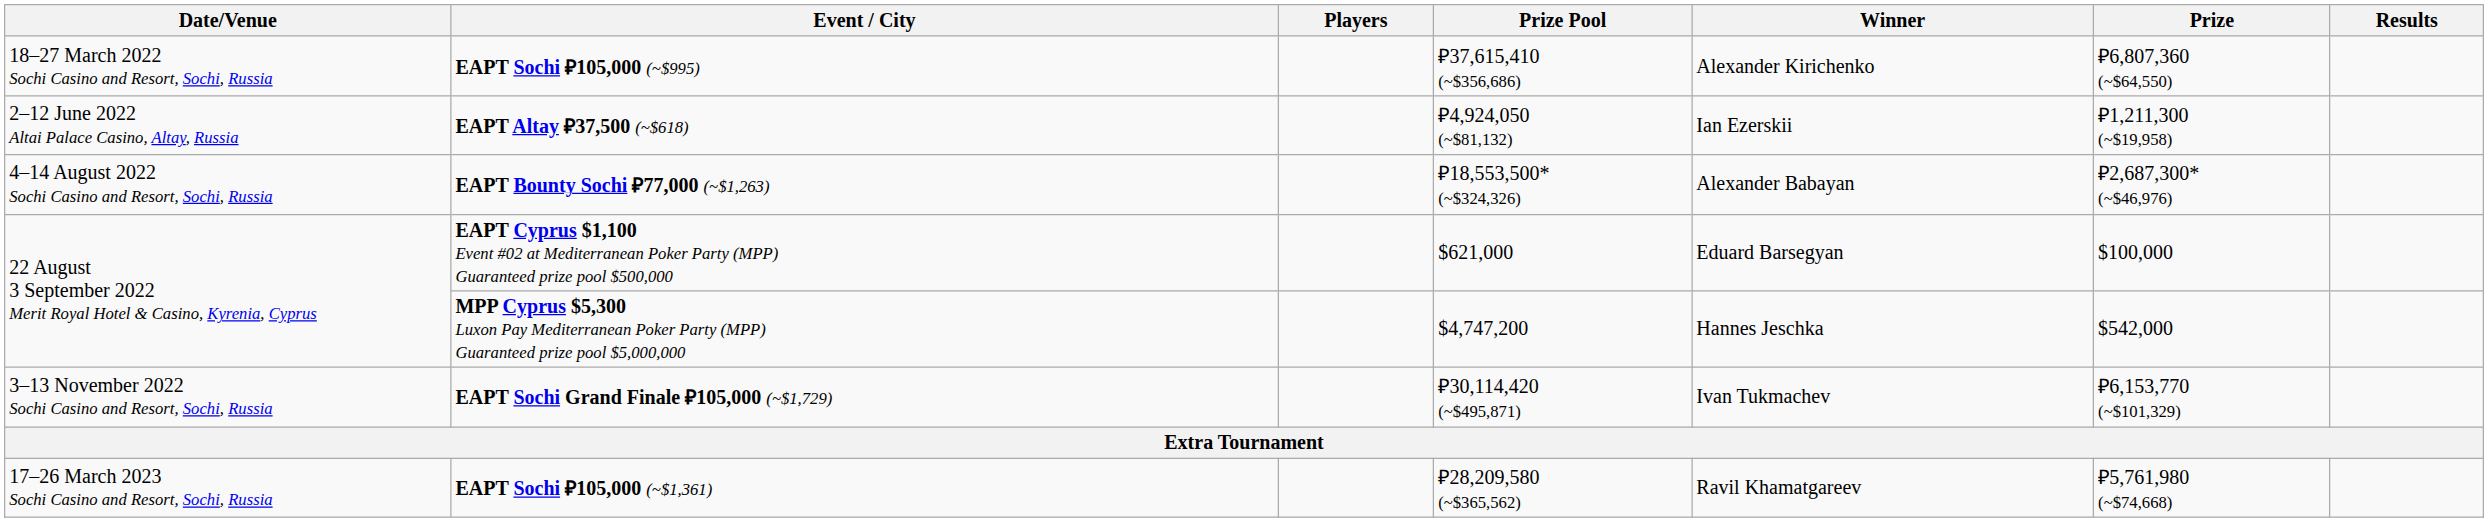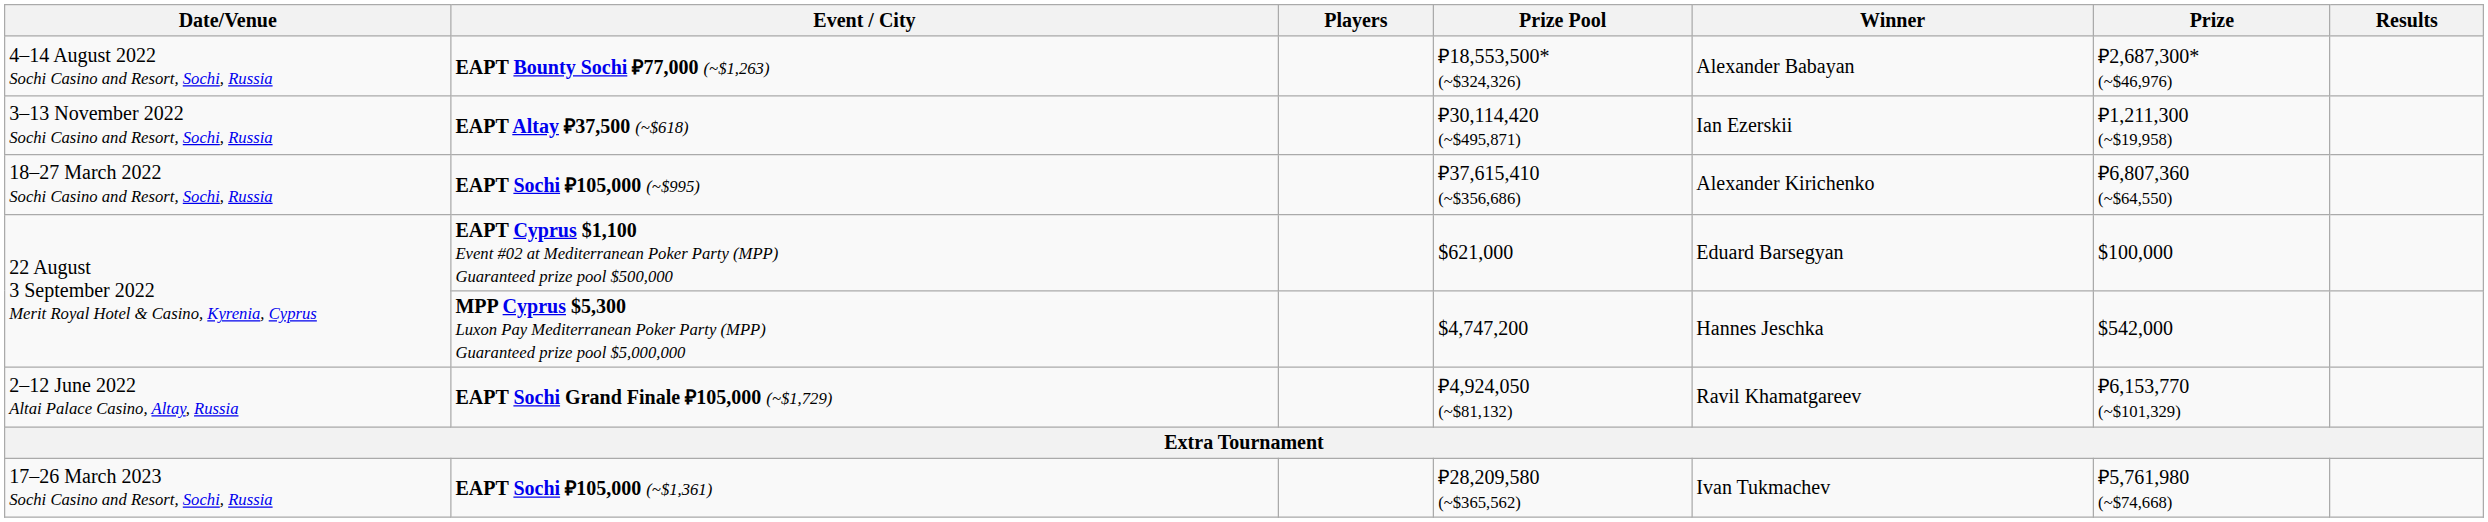rows swapped: (578, 67) <-> (612, 185)
(124, 125) 2–12 June 2022 Altai Palace Casino, Altay, Russia -> (141, 125) 3–13 November 2022 Sochi Casino and Resort, Sochi, Russia
(1484, 126) ₽4,924,050 (~$81,132) -> (1488, 126) ₽30,114,420 (~$495,871)
(141, 396) 3–13 November 2022 Sochi Casino and Resort, Sochi, Russia -> (124, 396) 2–12 June 2022 Altai Palace Casino, Altay, Russia
(1488, 398) ₽30,114,420 (~$495,871) -> (1484, 398) ₽4,924,050 (~$81,132)
(1763, 396) Ivan Tukmachev -> (1779, 396) Ravil Khamatgareev
(1779, 487) Ravil Khamatgareev -> (1763, 487) Ivan Tukmachev
